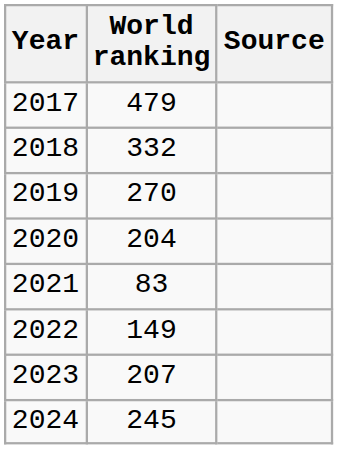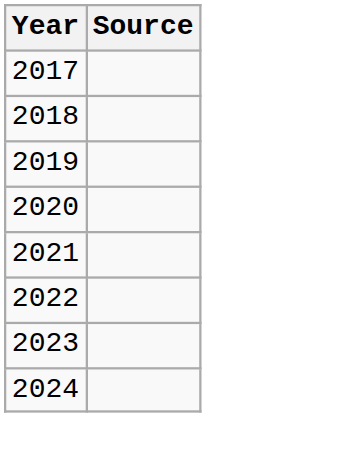- column: (151, 44)
